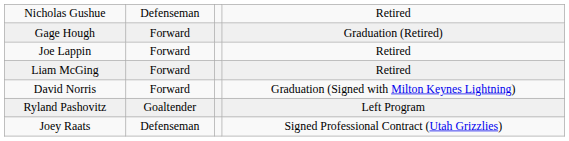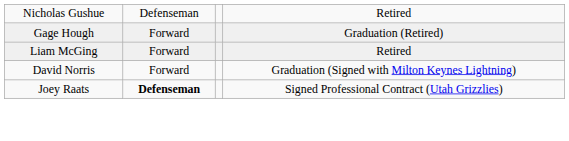- row: (65, 51)
- row: (65, 107)
(170, 126) normal -> (169, 88) bold
